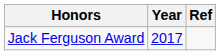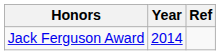(167, 38) 2017 -> (167, 38) 2014
